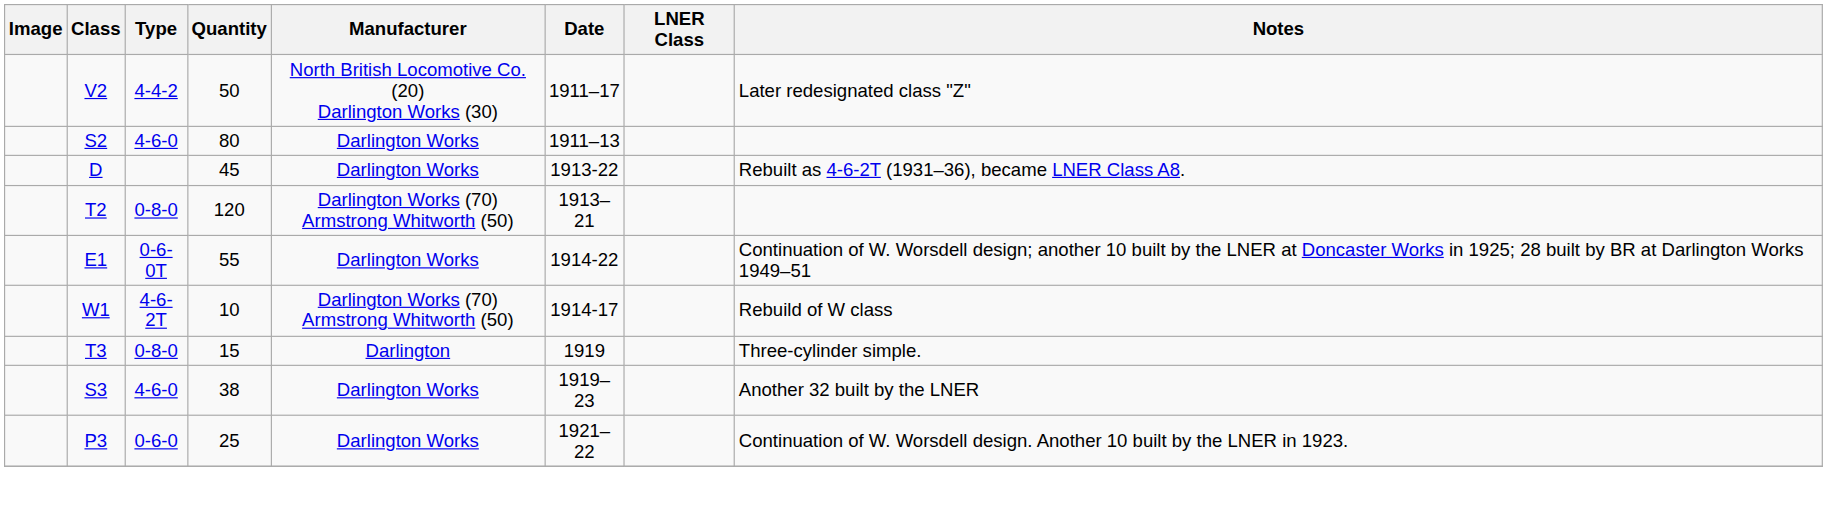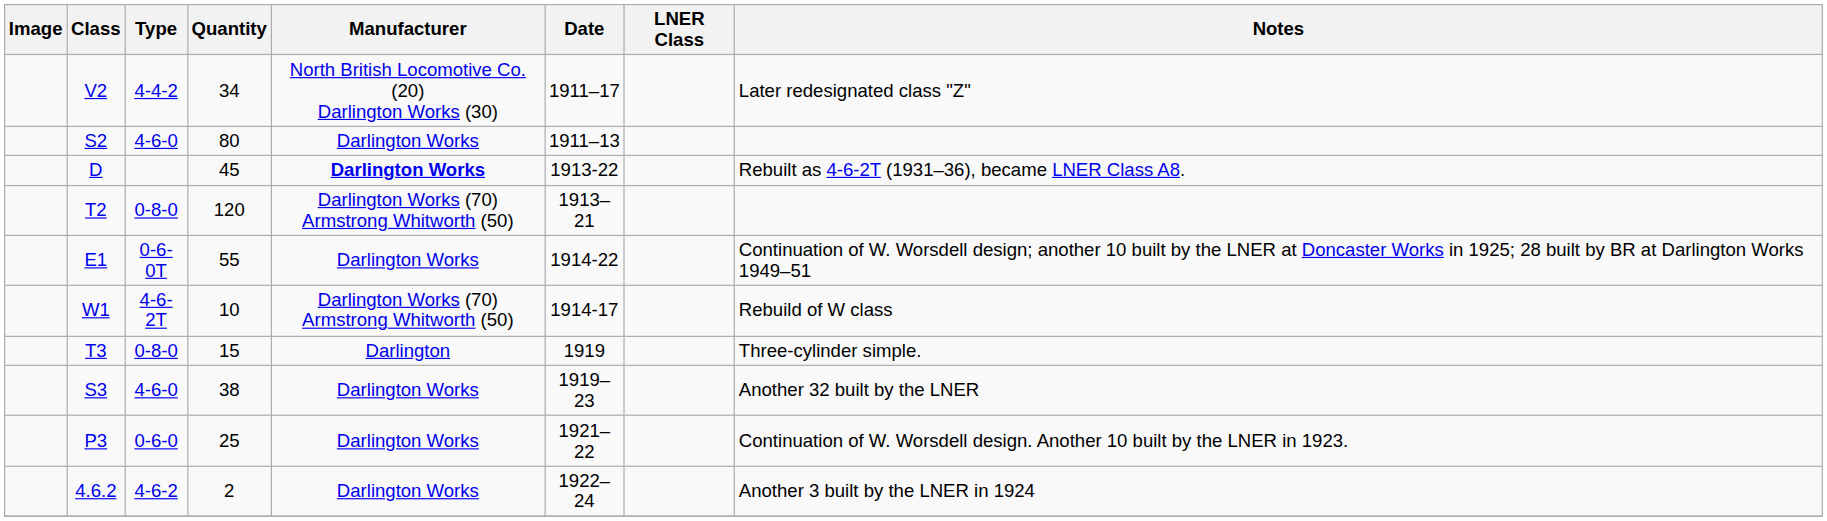(229, 90) 50 -> (229, 90) 34
(408, 170) normal -> (408, 170) bold
+ row: (96, 491)
